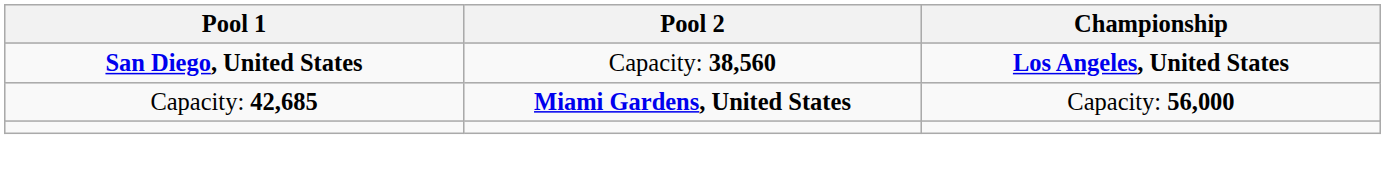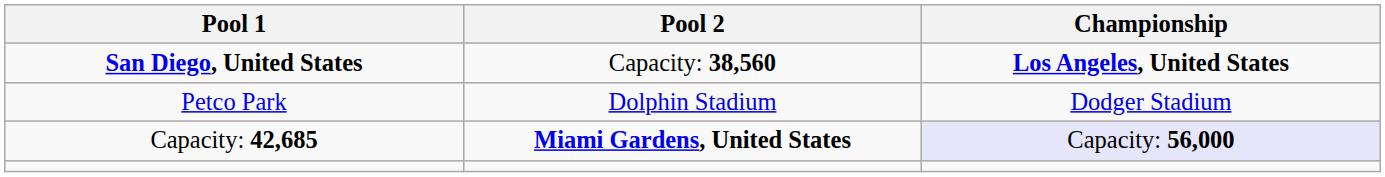+ row: (234, 101)
(1151, 101) no background -> (1151, 140) lavender background
